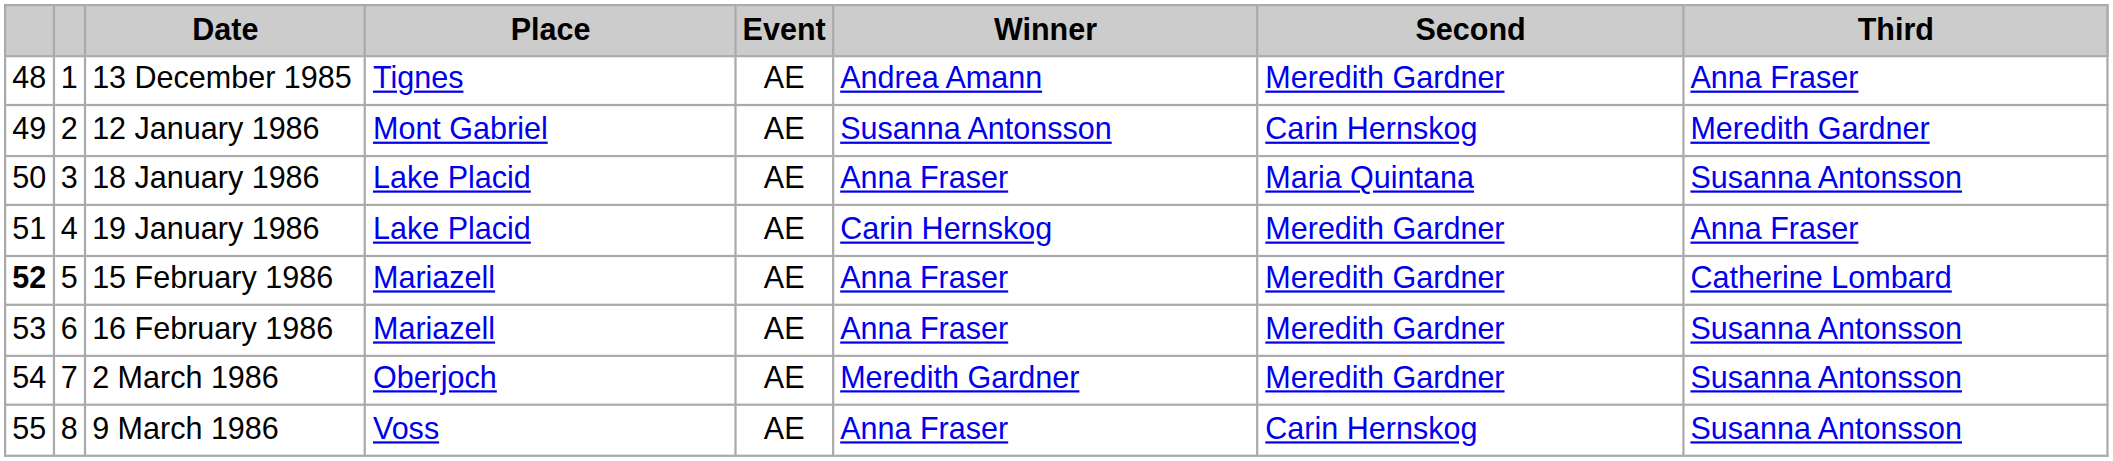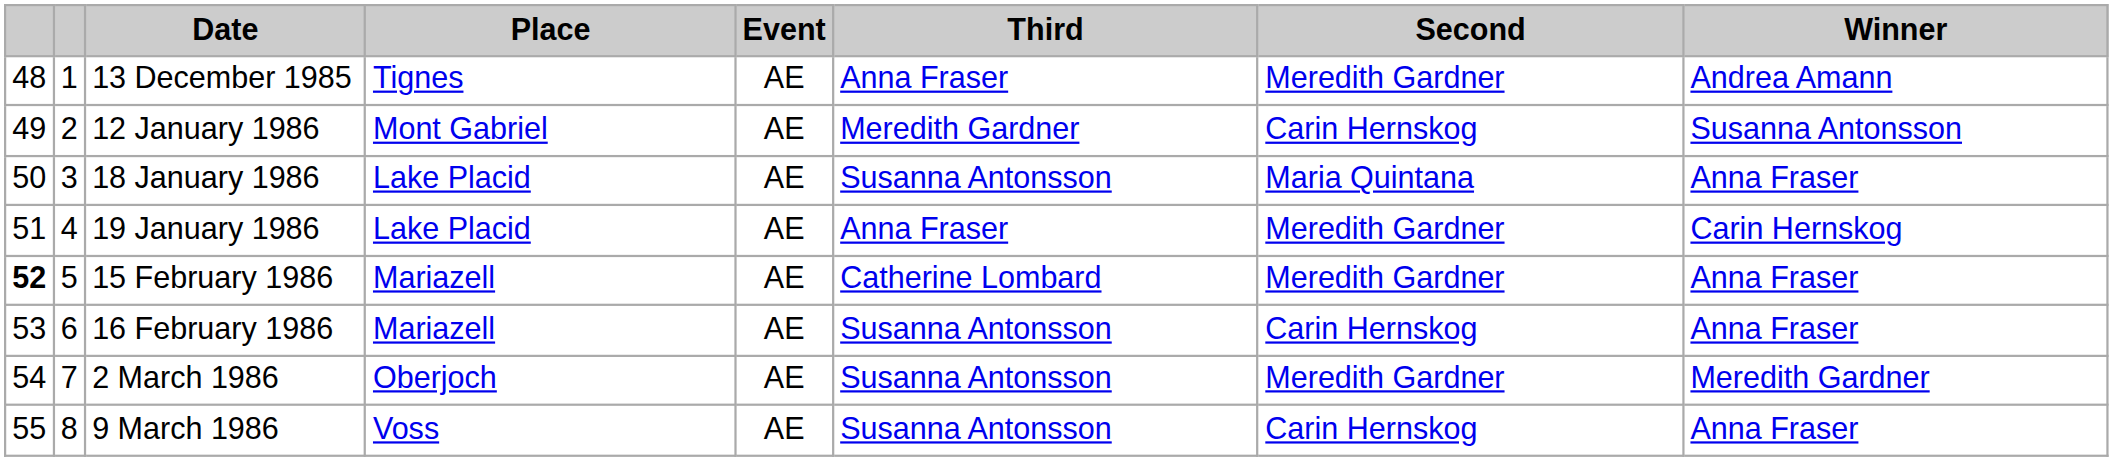columns swapped: (1046, 29) <-> (1896, 29)
(1385, 328) Meredith Gardner -> (1371, 328) Carin Hernskog
